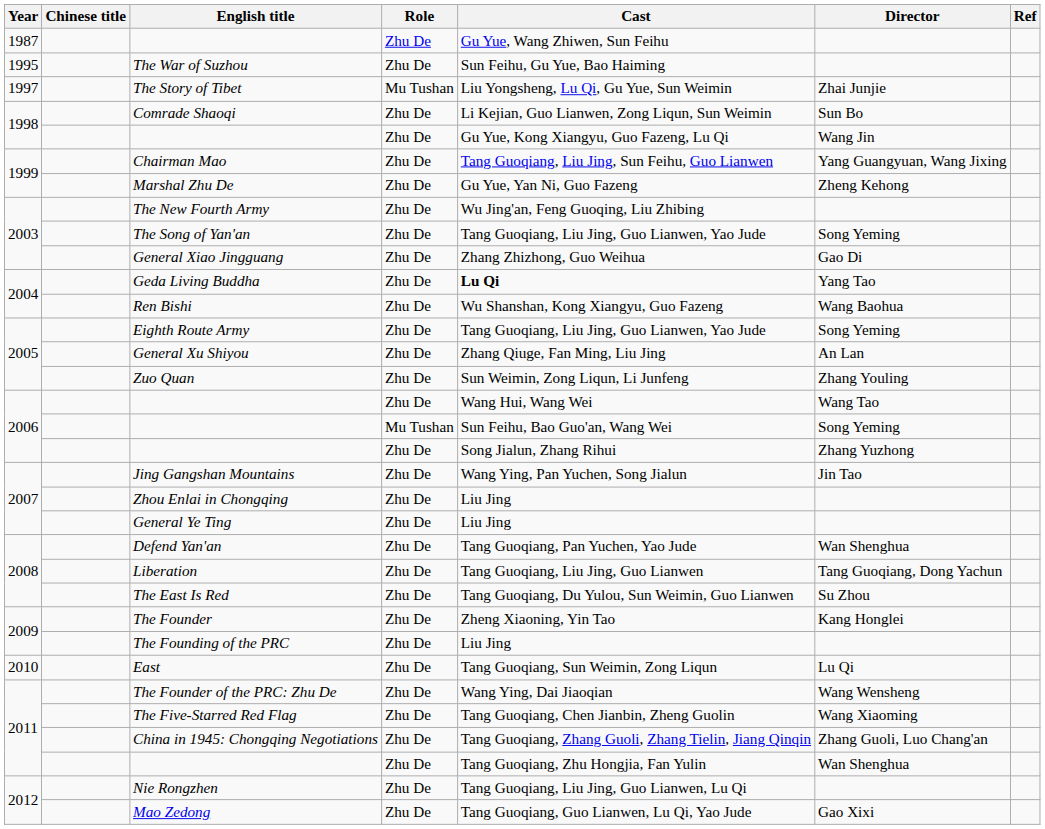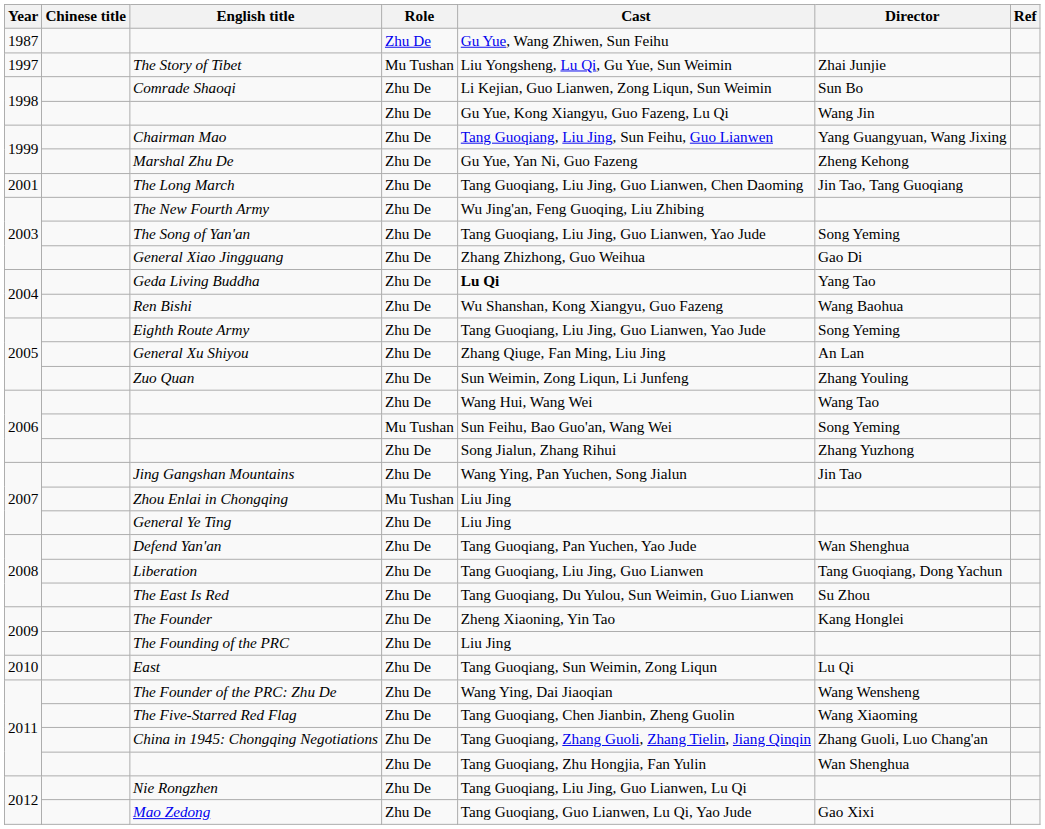- row: (23, 64)
+ row: (23, 185)
(408, 498) Zhu De -> (419, 498) Mu Tushan
